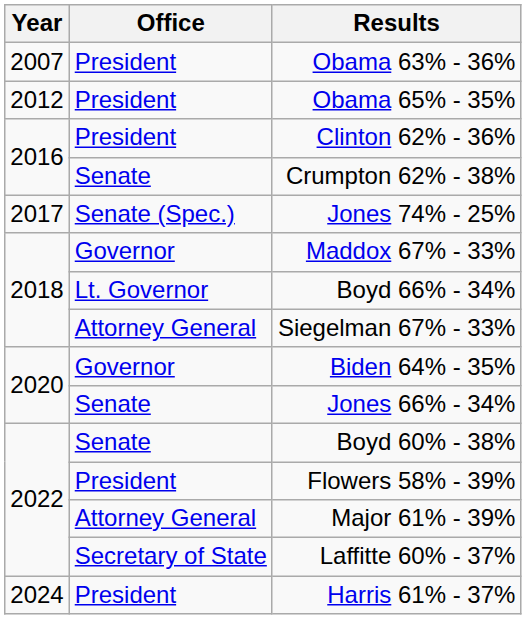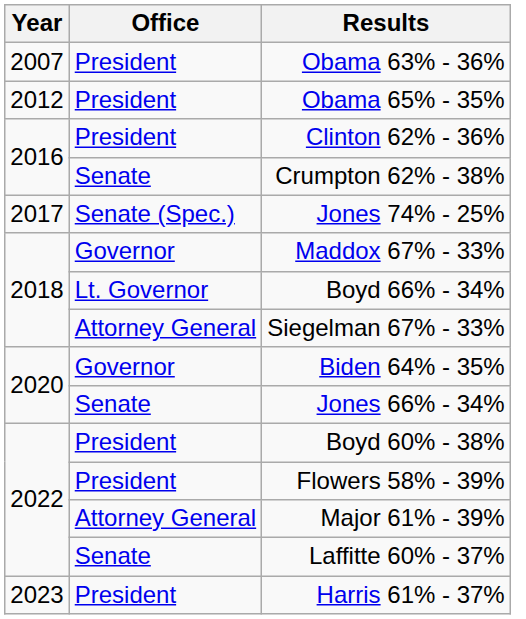(113, 442) Senate -> (125, 442) President
(171, 556) Secretary of State -> (113, 556) Senate
(37, 594) 2024 -> (37, 594) 2023
